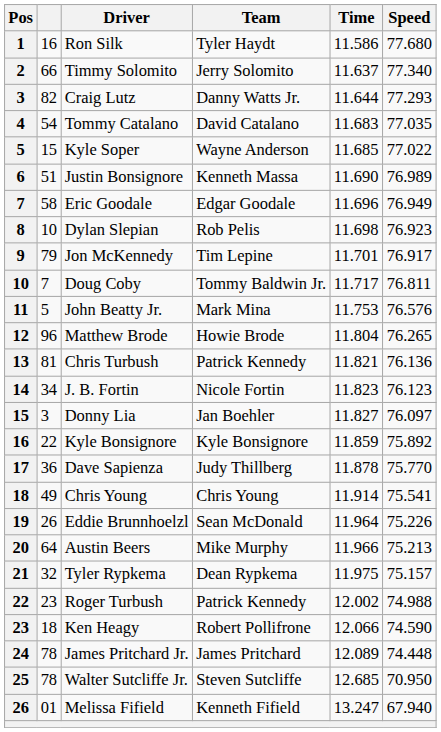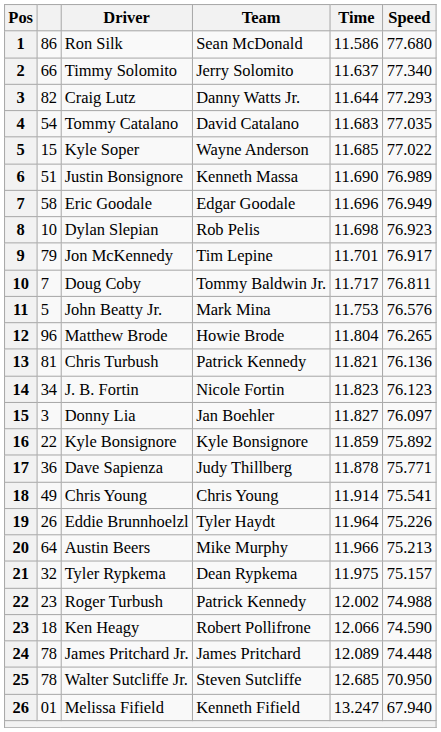(49, 43) 16 -> (49, 43) 86
(236, 43) Tyler Haydt -> (249, 43) Sean McDonald
(409, 468) 75.770 -> (409, 468) 75.771
(249, 521) Sean McDonald -> (236, 521) Tyler Haydt
